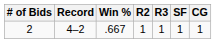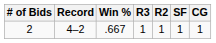columns swapped: (143, 13) <-> (161, 13)
